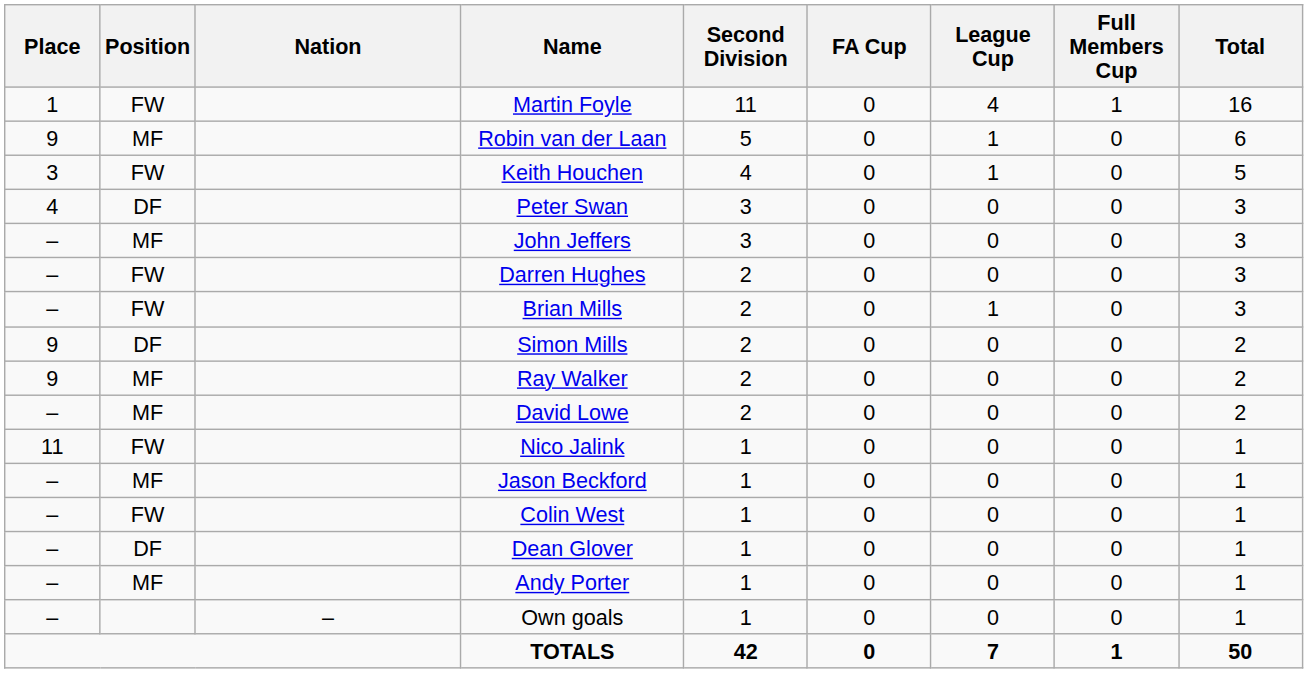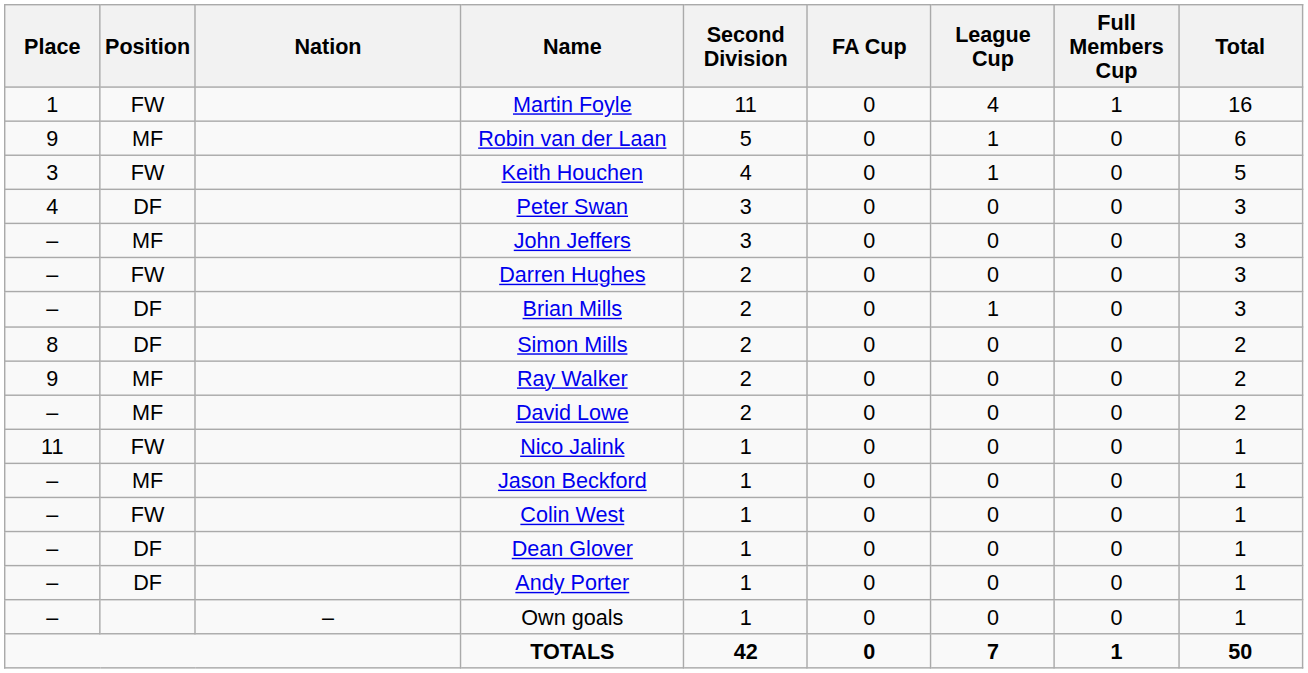(148, 309) FW -> (148, 309) DF
(52, 344) 9 -> (52, 344) 8
(148, 583) MF -> (148, 583) DF
